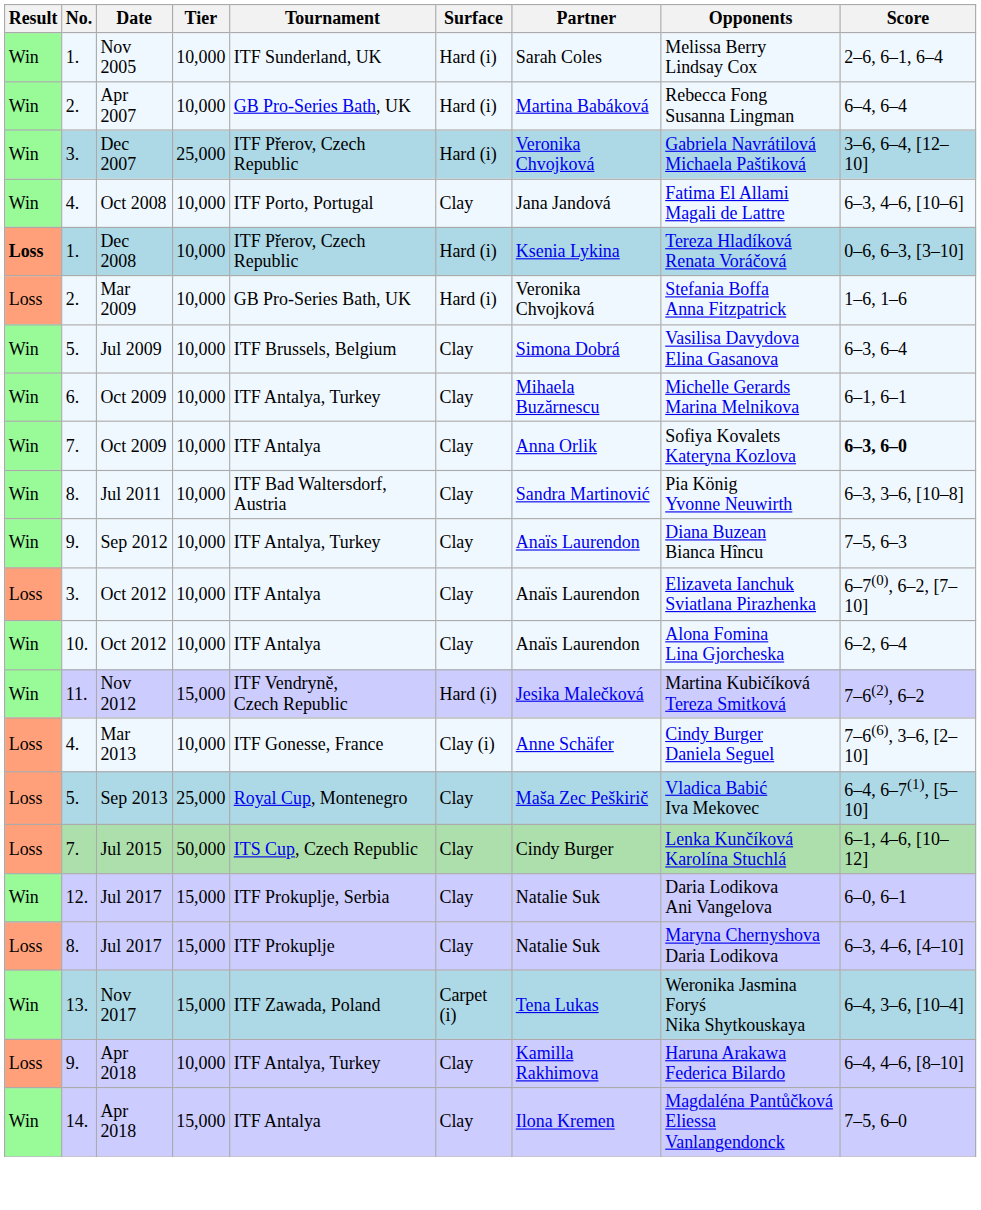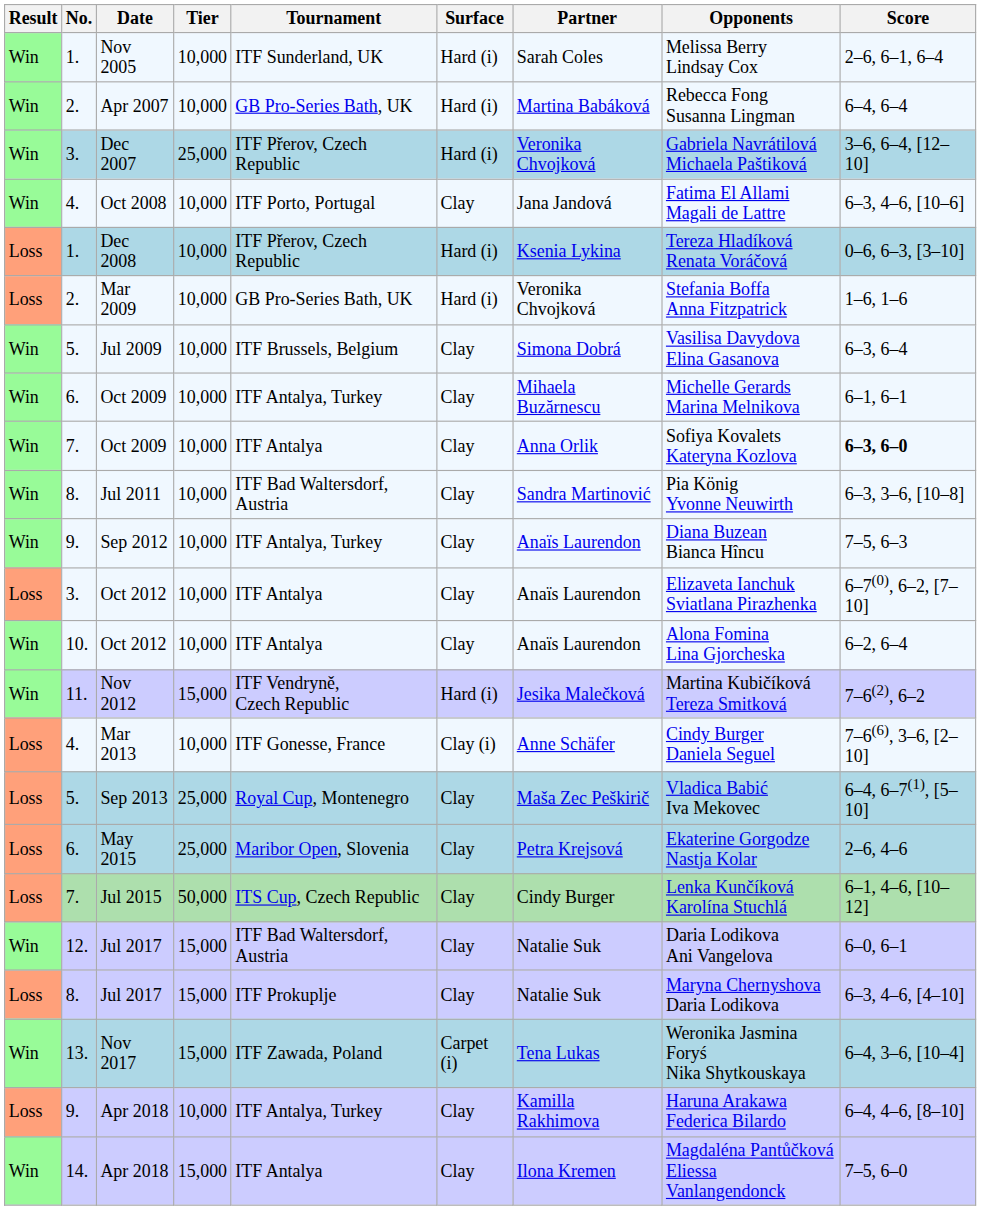(26, 251) bold -> (26, 251) normal
+ row: (72, 849)
(312, 897) ITF Prokuplje, Serbia -> (312, 946) ITF Bad Waltersdorf, Austria
